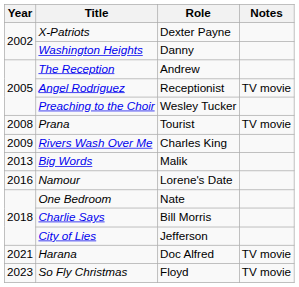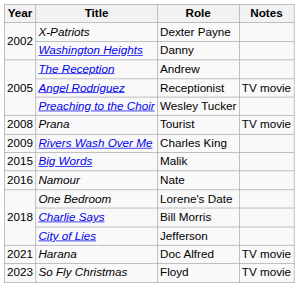(20, 161) 2013 -> (20, 161) 2015
(196, 180) Lorene's Date -> (172, 180) Nate
(172, 198) Nate -> (196, 198) Lorene's Date
